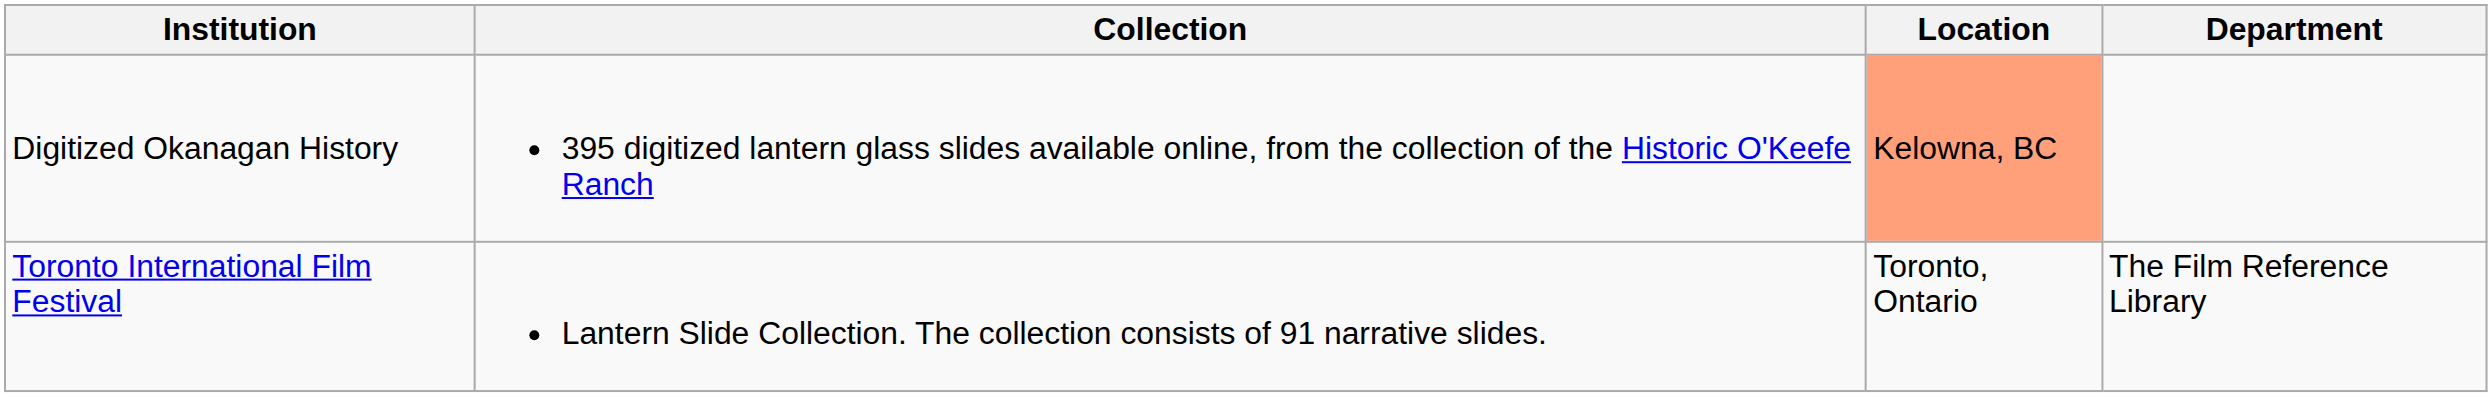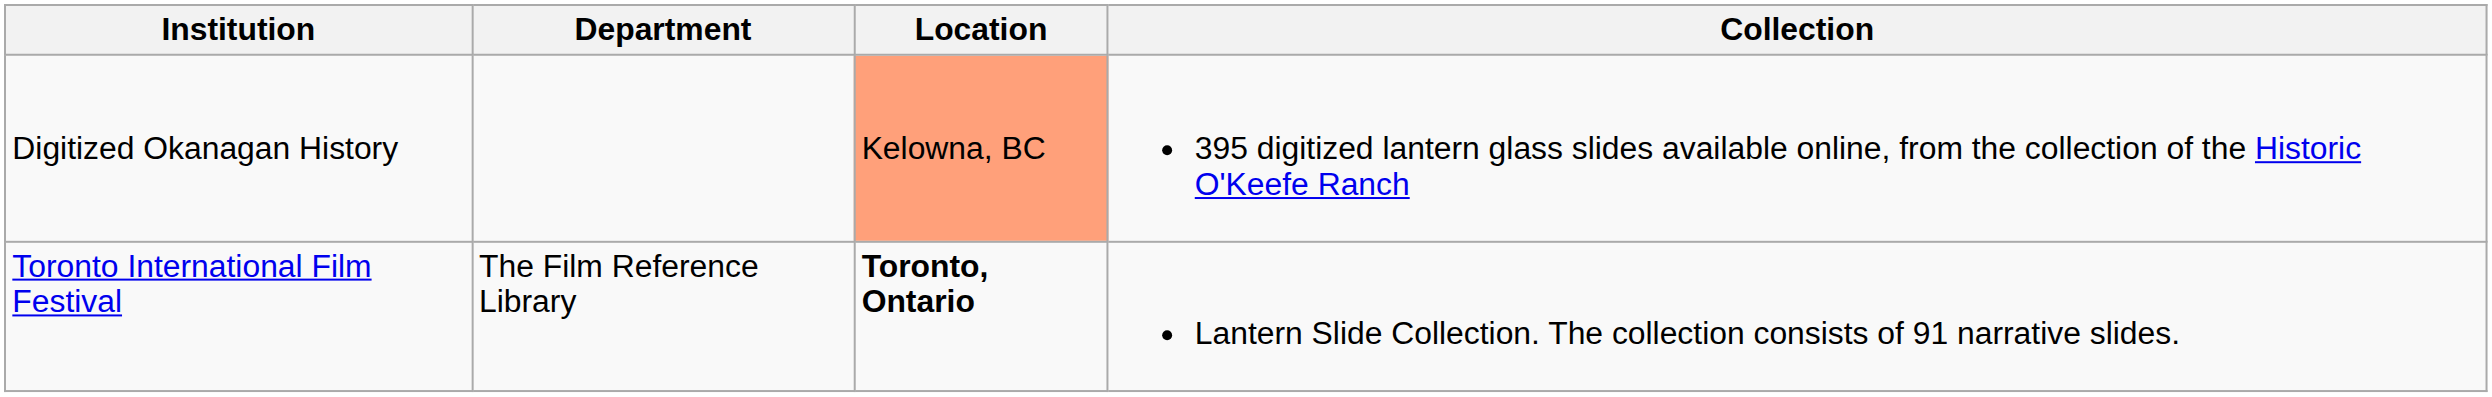columns swapped: (2294, 29) <-> (1170, 29)
(1931, 283) normal -> (925, 283) bold
